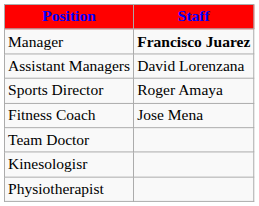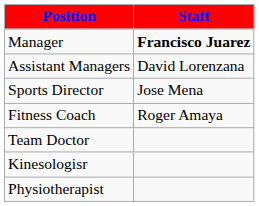(180, 90) Roger Amaya -> (170, 90) Jose Mena
(170, 115) Jose Mena -> (180, 115) Roger Amaya
